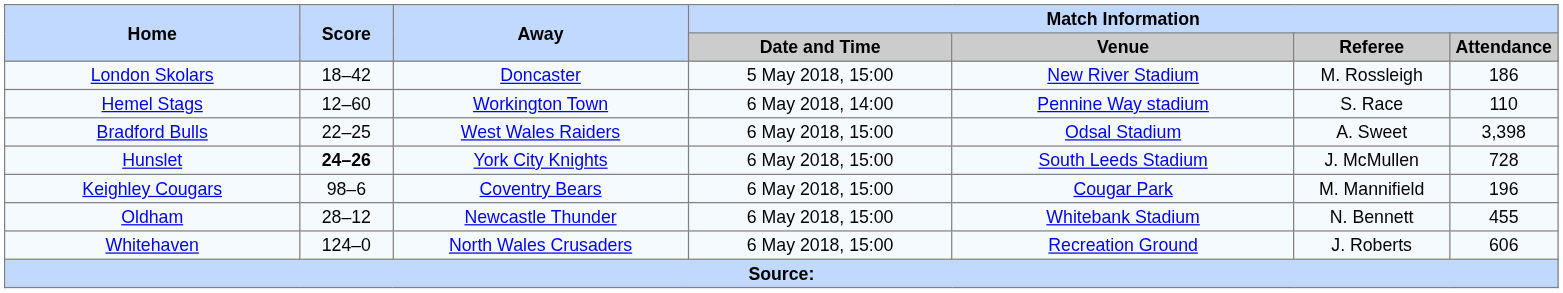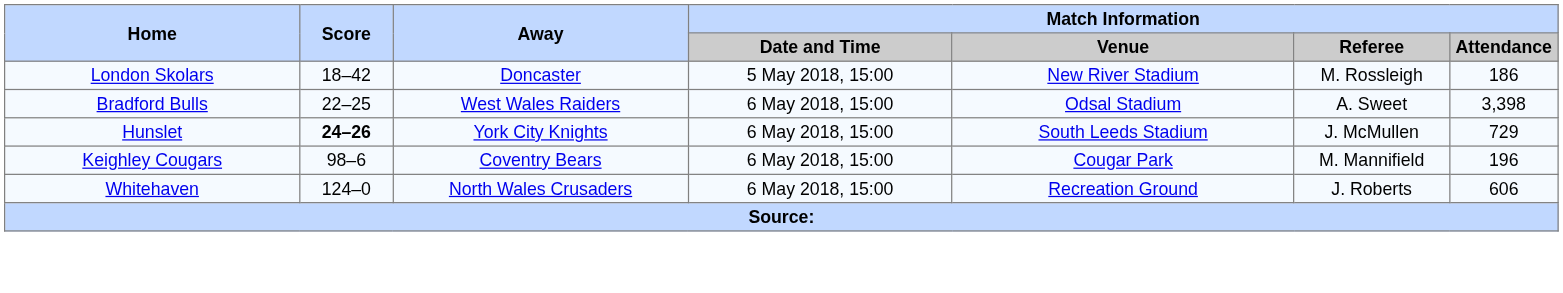- row: (152, 104)
(1504, 160) 728 -> (1504, 132) 729
- row: (152, 217)
